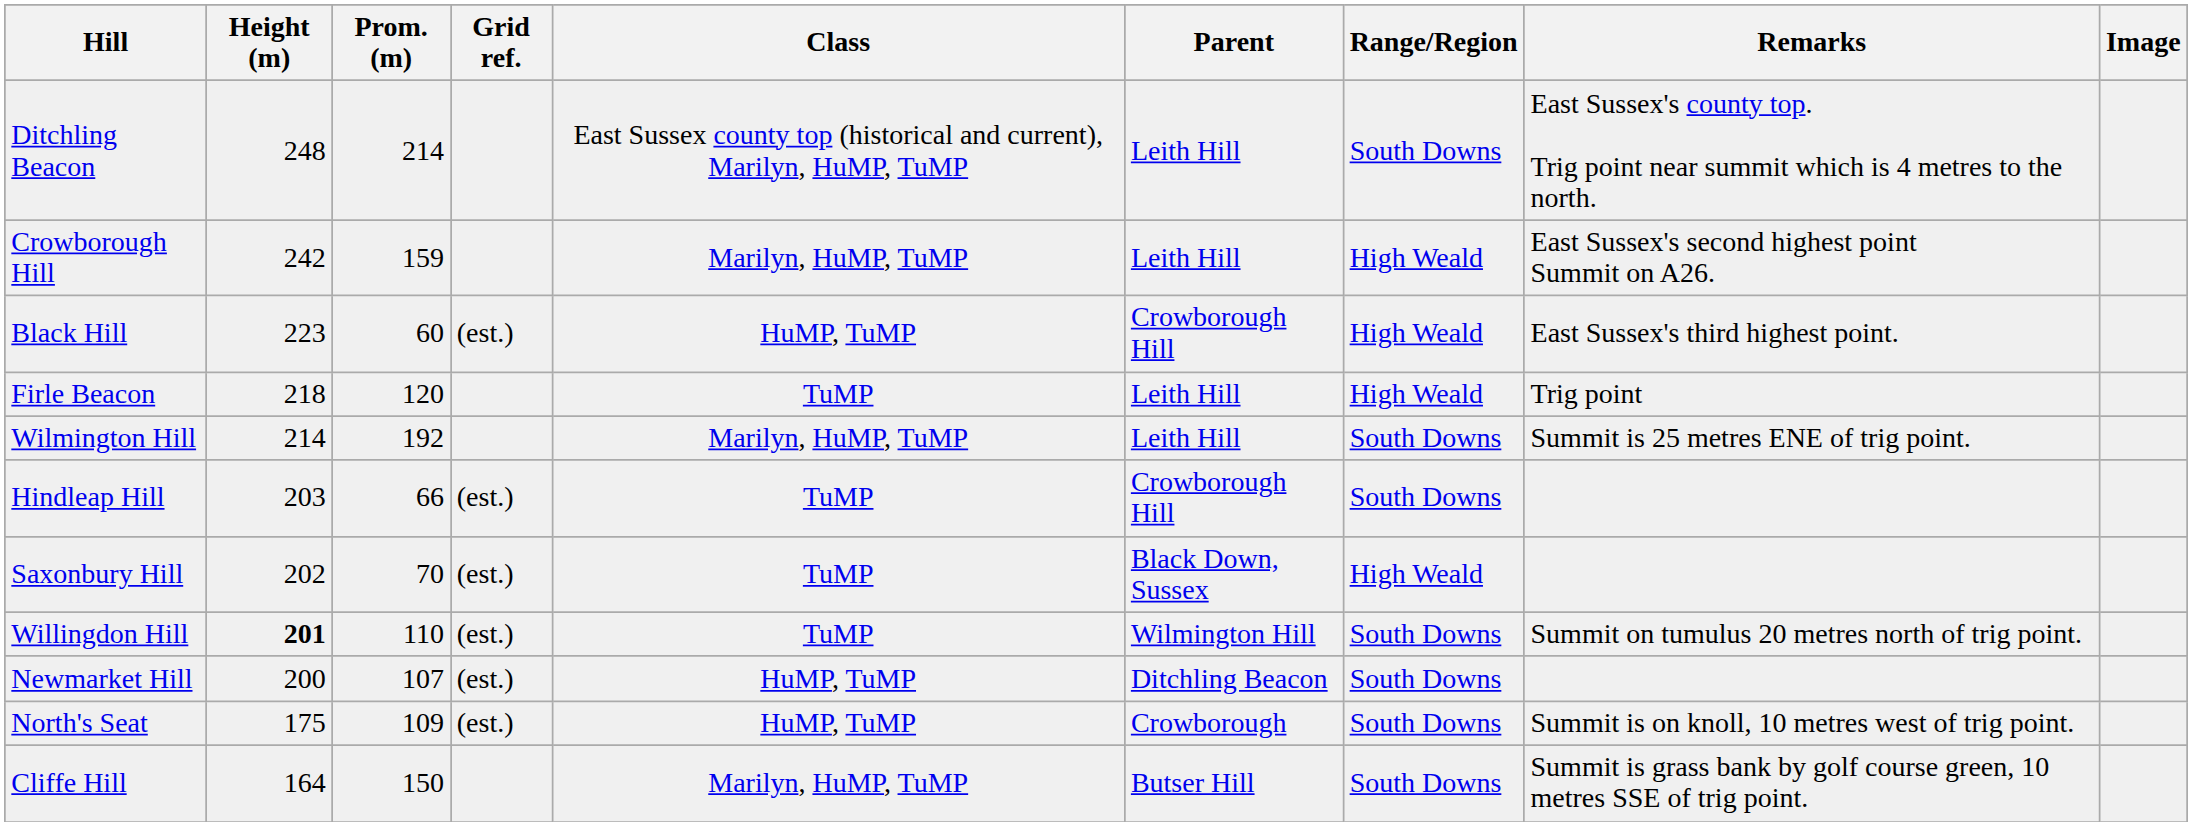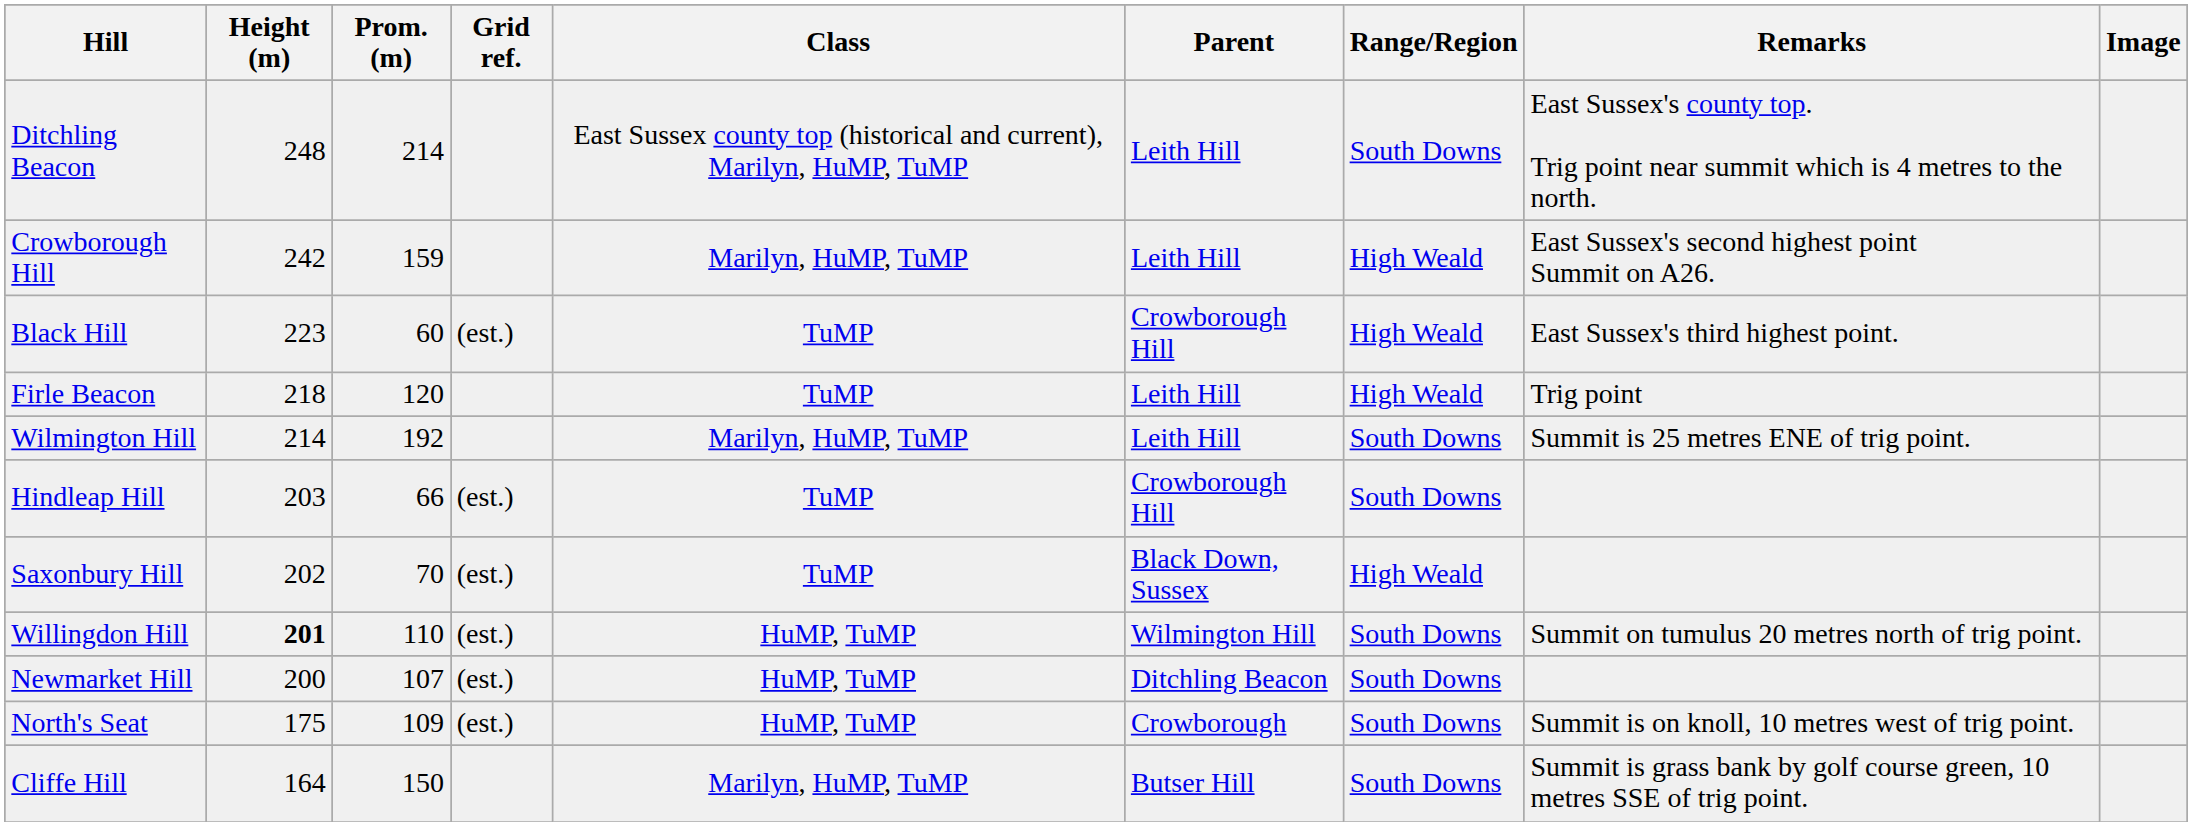(838, 333) HuMP, TuMP -> (838, 333) TuMP
(838, 633) TuMP -> (838, 633) HuMP, TuMP
